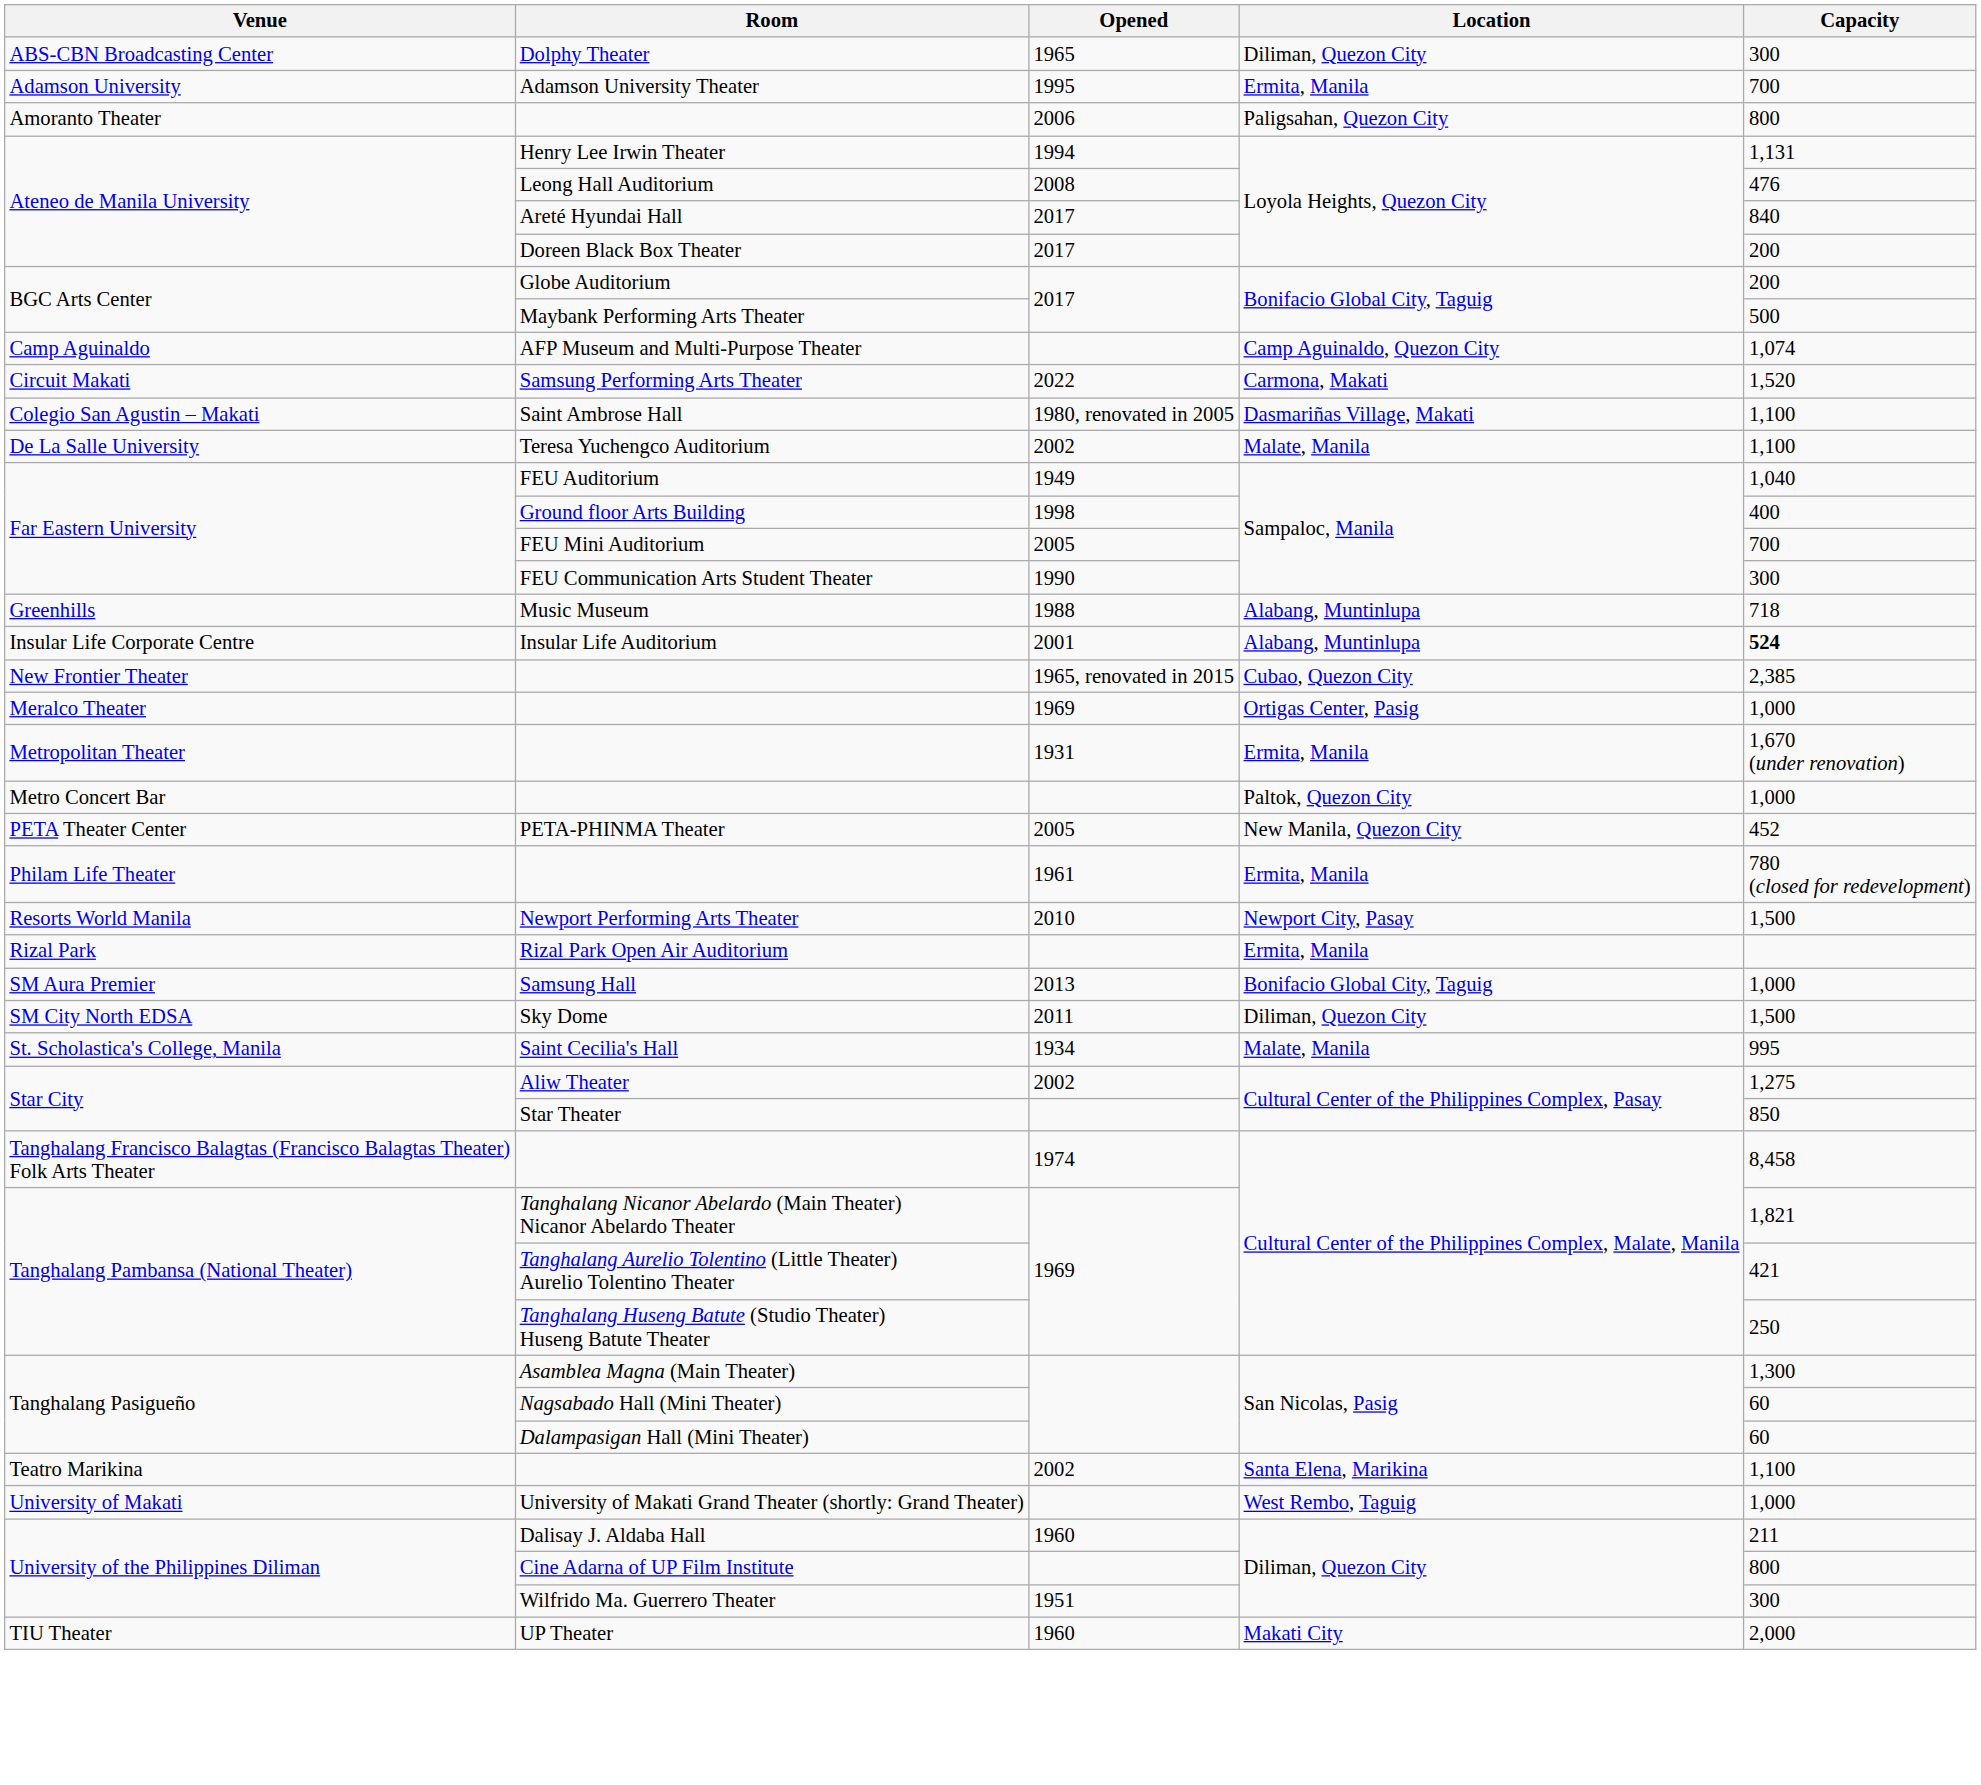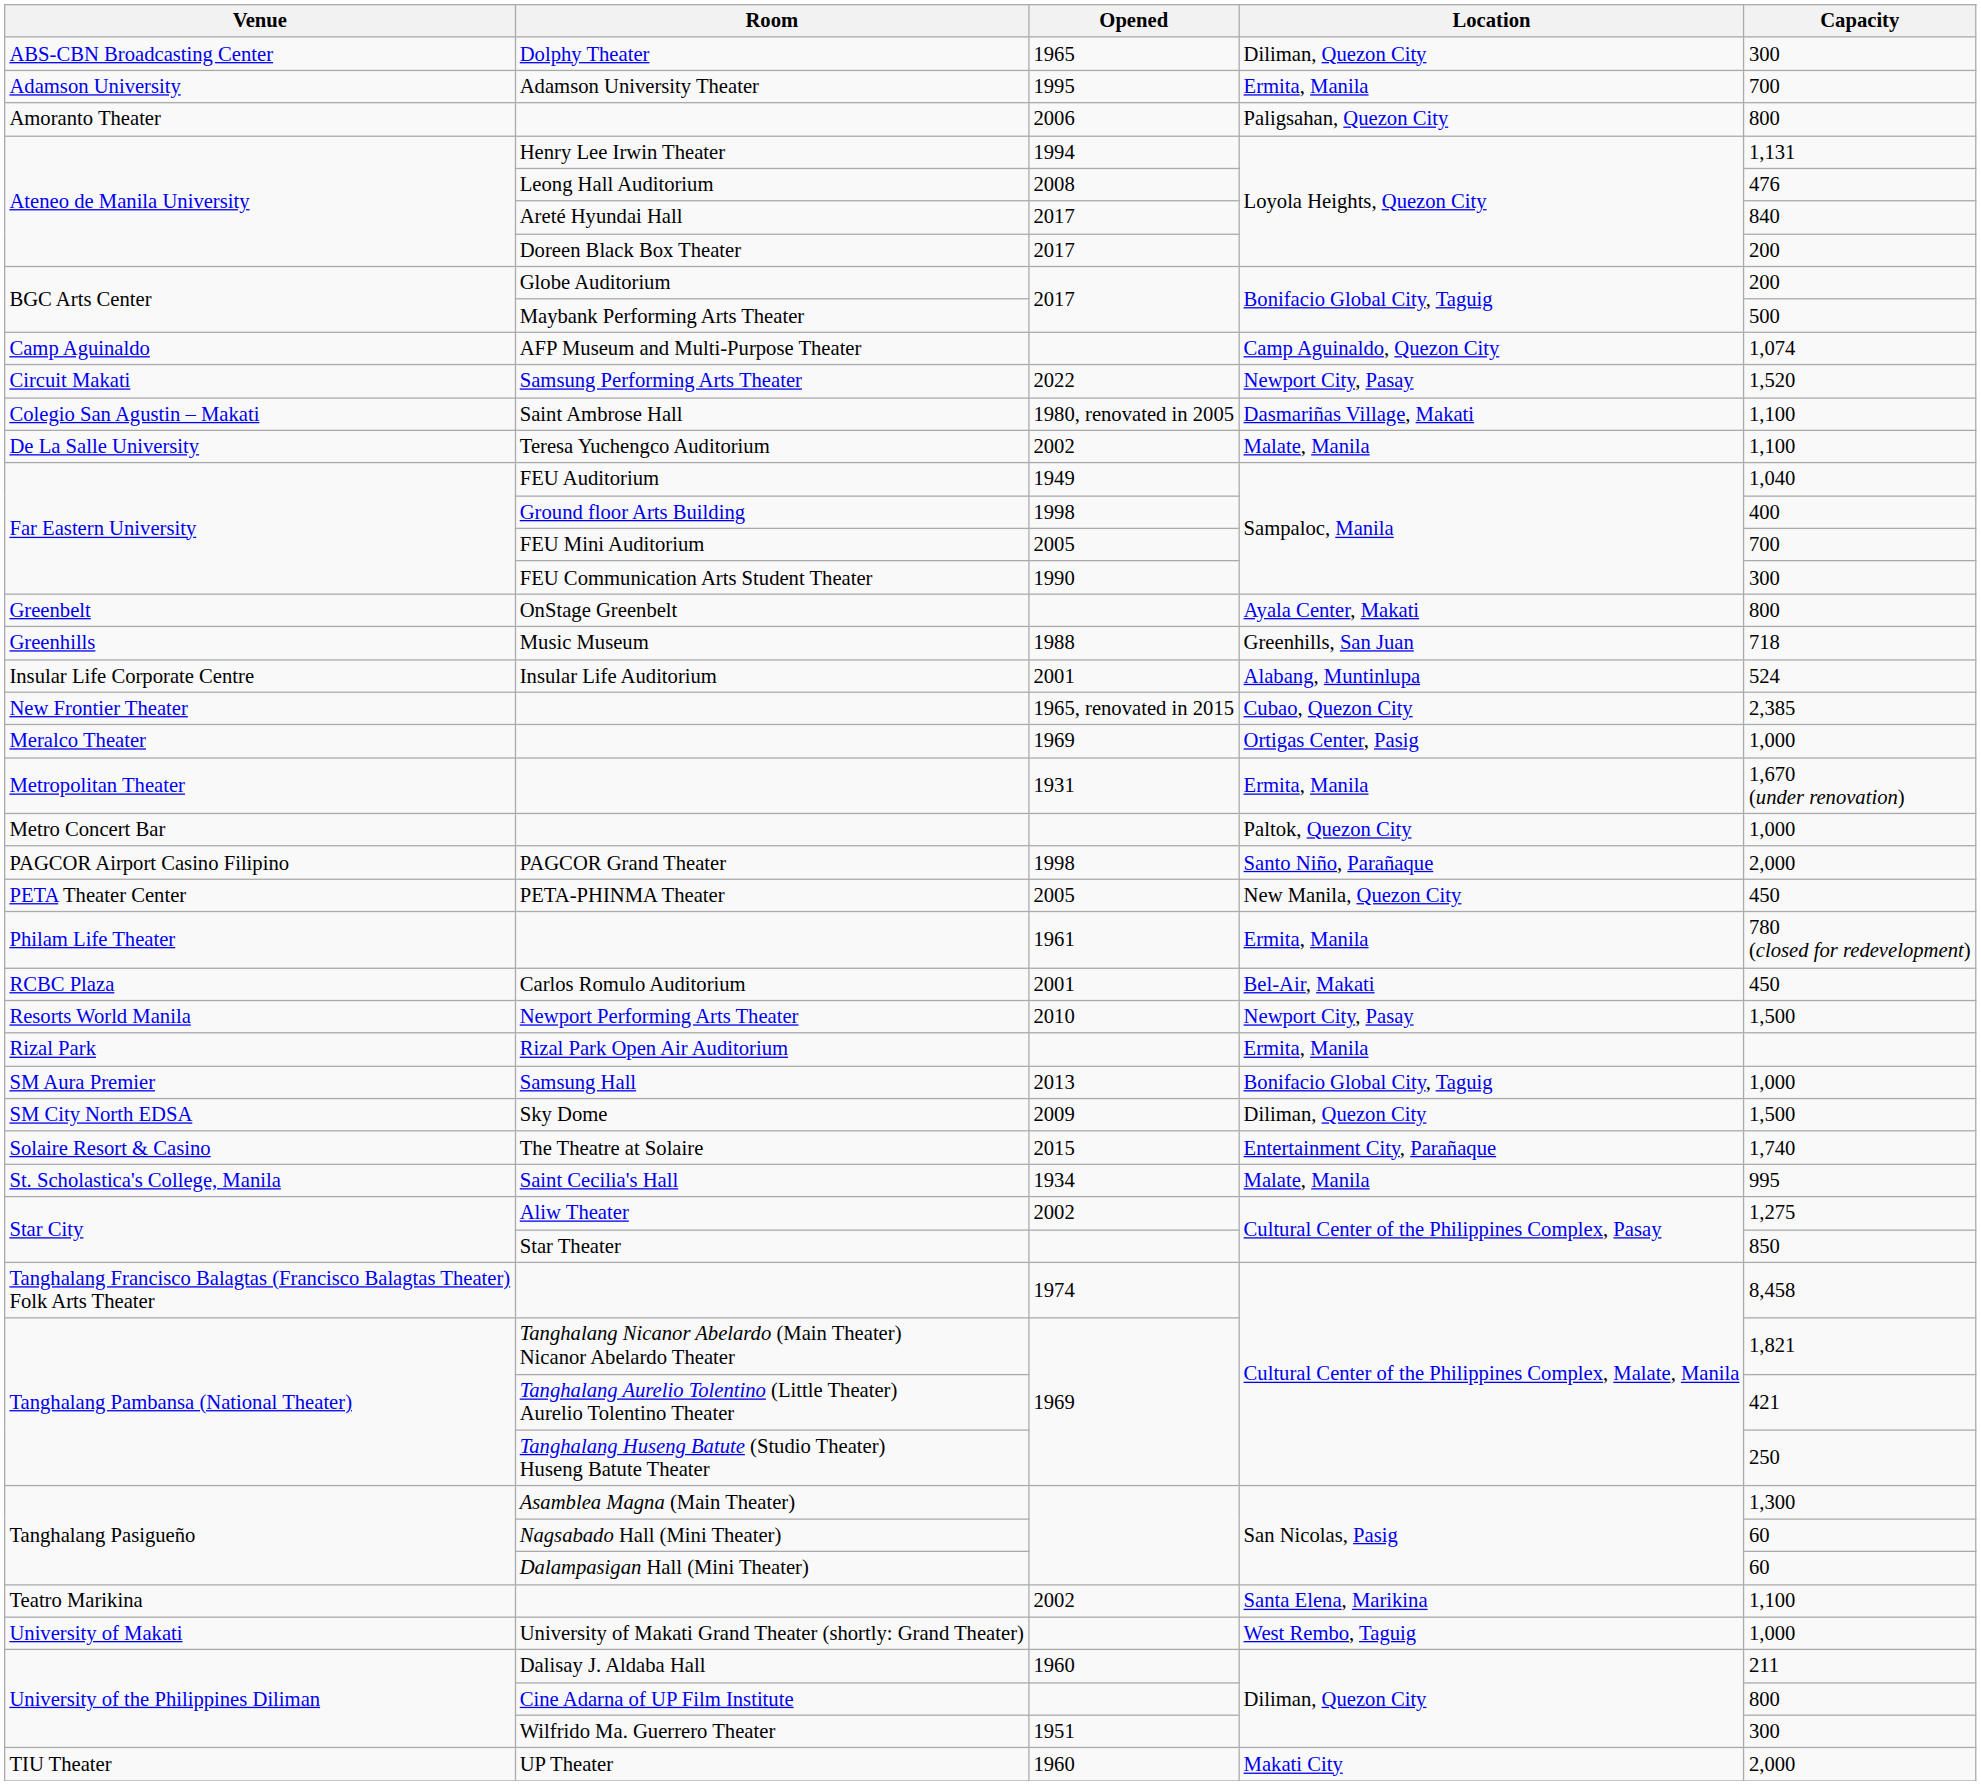(1316, 380) Carmona, Makati -> (1329, 380) Newport City, Pasay
+ row: (50, 610)
(1332, 610) Alabang, Muntinlupa -> (1329, 642) Greenhills, San Juan
(1764, 642) bold -> (1764, 675) normal
+ row: (149, 862)
(1764, 829) 452 -> (1764, 895) 450
+ row: (62, 983)
(1054, 1016) 2011 -> (1054, 1114) 2009
+ row: (110, 1147)
